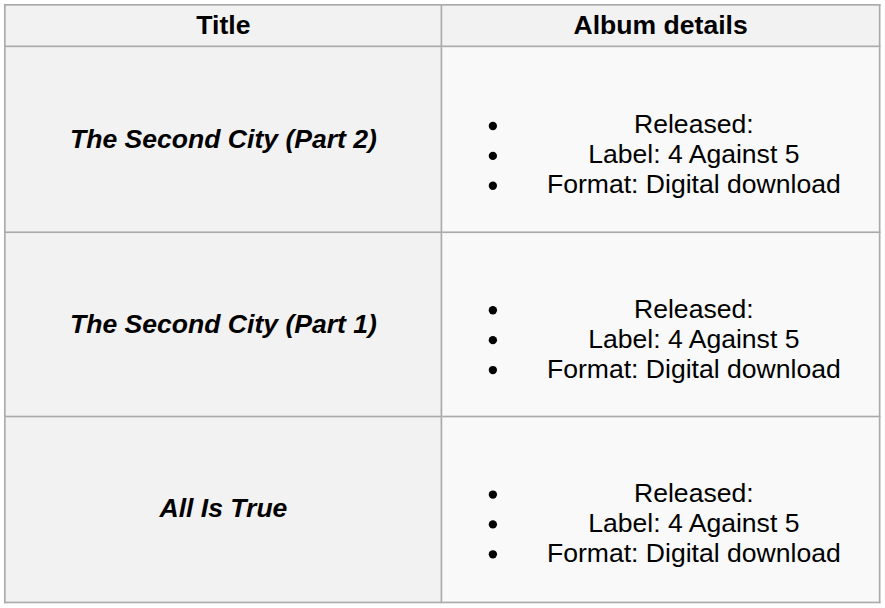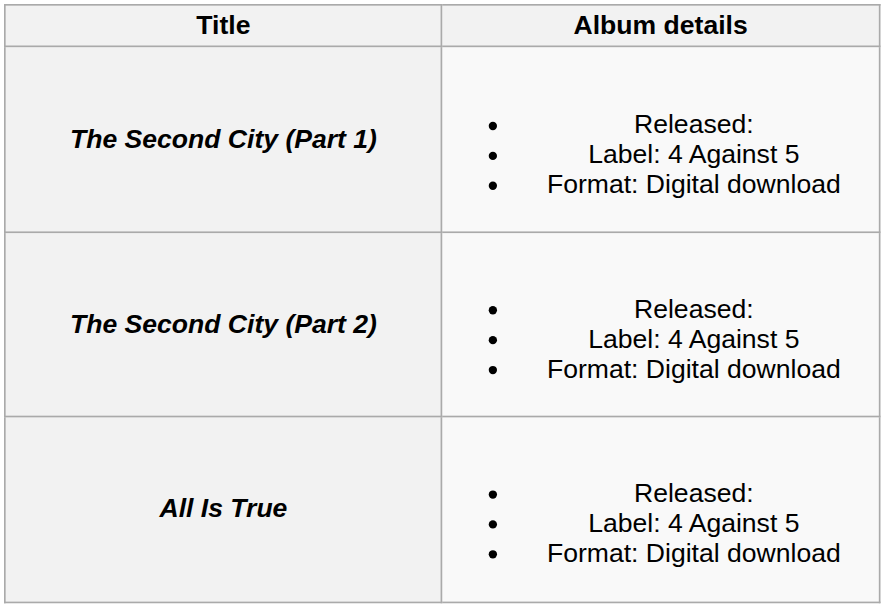rows swapped: (223, 323) <-> (223, 139)
